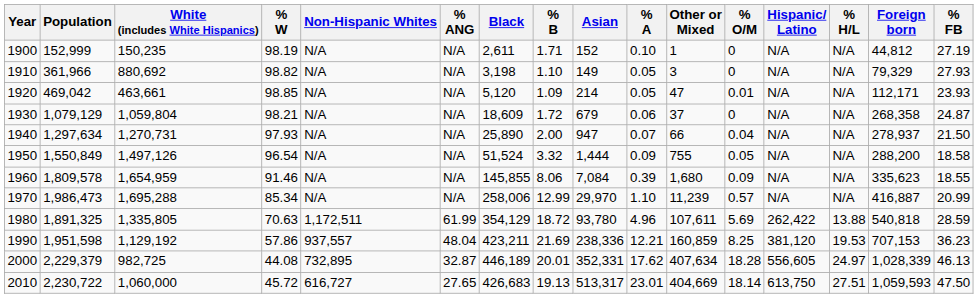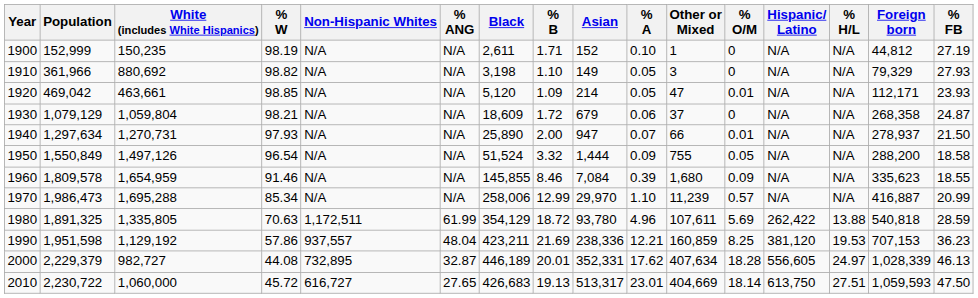(741, 135) 0.04 -> (741, 135) 0.01
(549, 177) 8.06 -> (549, 177) 8.46
(142, 261) 982,725 -> (142, 261) 982,727
